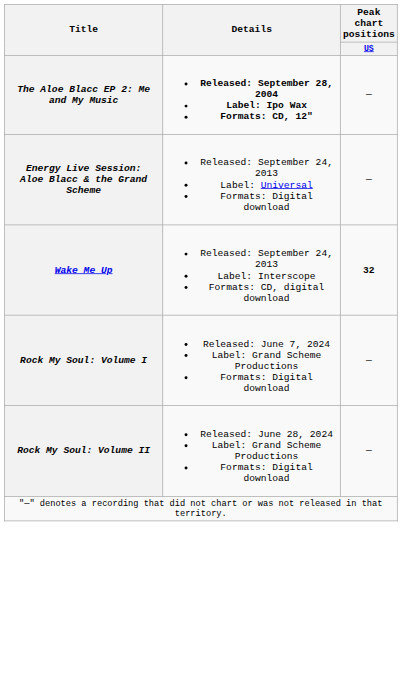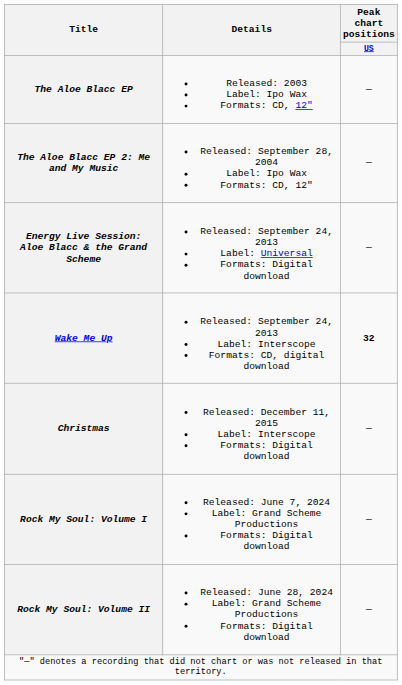+ row: (84, 89)
(252, 100) bold -> (252, 169) normal
+ row: (84, 429)
